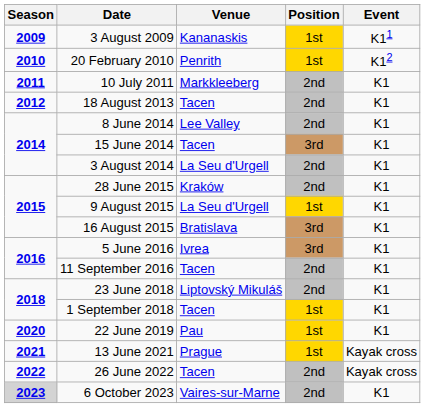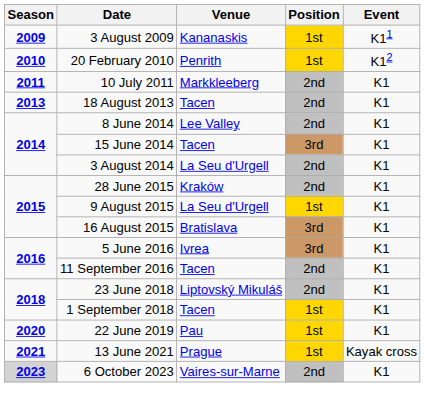(31, 103) 2012 -> (31, 103) 2013
- row: (134, 372)
